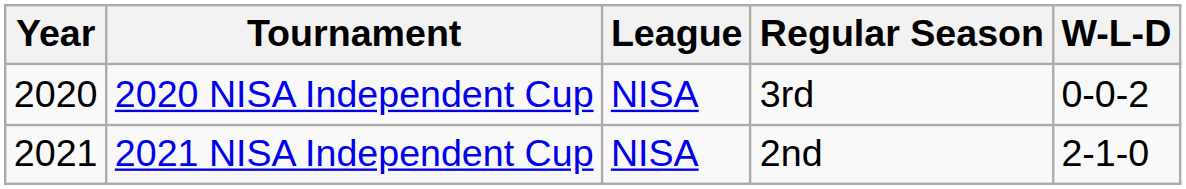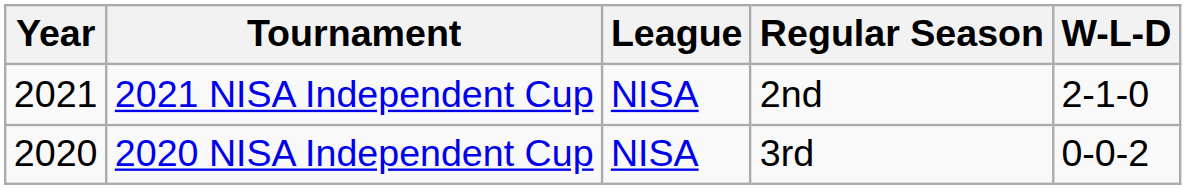rows swapped: (354, 93) <-> (354, 153)
